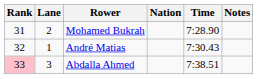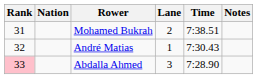columns swapped: (49, 13) <-> (165, 13)
(203, 30) 7:28.90 -> (203, 30) 7:38.51
(203, 64) 7:38.51 -> (203, 64) 7:28.90
